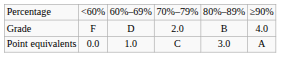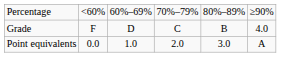(177, 28) 2.0 -> (177, 28) C
(177, 44) C -> (177, 44) 2.0
